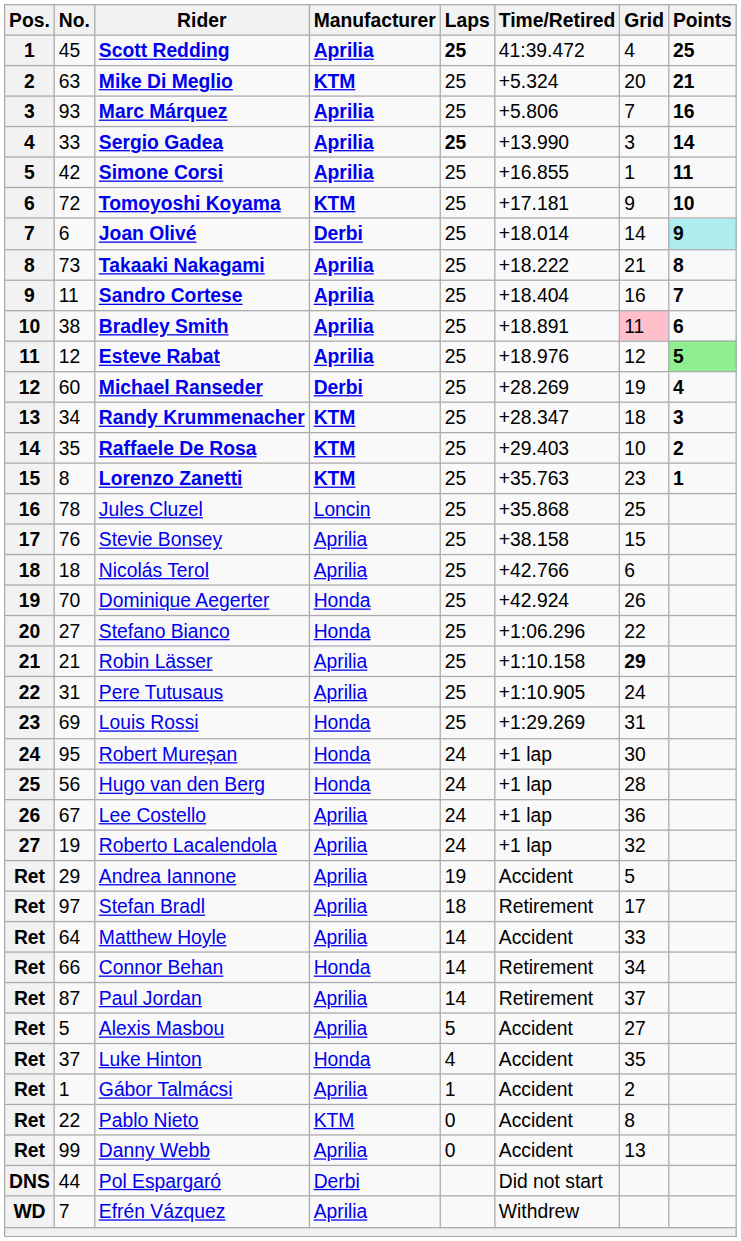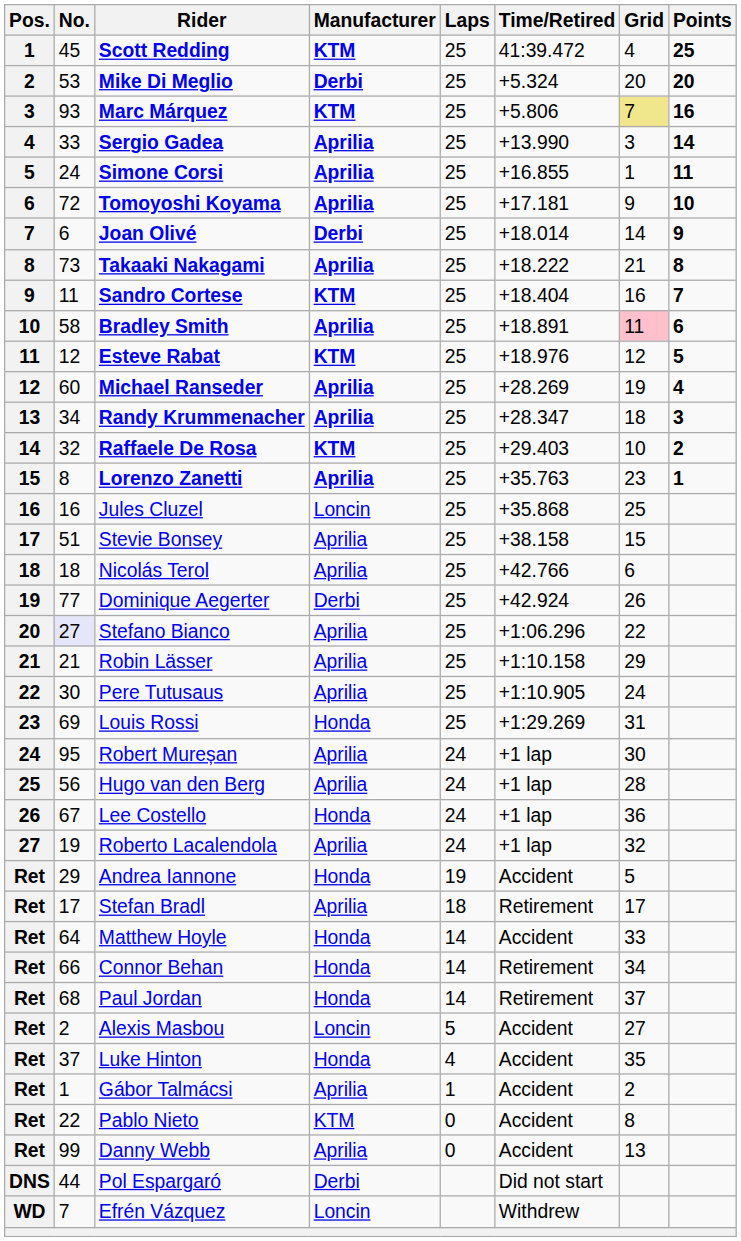(344, 51) Aprilia -> (335, 51) KTM
(456, 51) bold -> (456, 51) normal
(70, 81) 63 -> (70, 81) 53
(335, 81) KTM -> (338, 81) Derbi
(684, 81) 21 -> (684, 81) 20
(344, 112) Aprilia -> (335, 112) KTM
(630, 112) no background -> (630, 112) khaki background
(456, 142) bold -> (456, 142) normal
(70, 173) 42 -> (70, 173) 24
(335, 203) KTM -> (344, 203) Aprilia
(678, 234) paleturquoise background -> (678, 234) no background
(344, 295) Aprilia -> (335, 295) KTM
(70, 326) 38 -> (70, 326) 58
(344, 356) Aprilia -> (335, 356) KTM
(678, 356) lightgreen background -> (678, 356) no background
(338, 387) Derbi -> (344, 387) Aprilia
(335, 417) KTM -> (344, 417) Aprilia
(70, 448) 35 -> (70, 448) 32
(335, 478) KTM -> (344, 478) Aprilia
(70, 509) 78 -> (70, 509) 16
(70, 540) 76 -> (70, 540) 51
(70, 601) 70 -> (70, 601) 77
(342, 601) Honda -> (337, 601) Derbi
(70, 631) no background -> (70, 631) lavender background
(342, 631) Honda -> (340, 631) Aprilia
(635, 662) bold -> (635, 662) normal
(70, 692) 31 -> (70, 692) 30
(342, 754) Honda -> (340, 754) Aprilia
(342, 784) Honda -> (340, 784) Aprilia
(340, 815) Aprilia -> (342, 815) Honda
(340, 876) Aprilia -> (342, 876) Honda
(70, 906) 97 -> (70, 906) 17
(340, 937) Aprilia -> (342, 937) Honda
(70, 998) 87 -> (70, 998) 68
(340, 998) Aprilia -> (342, 998) Honda
(64, 1029) 5 -> (64, 1029) 2
(340, 1029) Aprilia -> (342, 1029) Loncin
(340, 1212) Aprilia -> (342, 1212) Loncin
